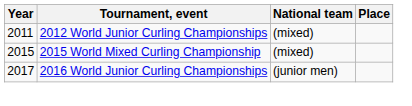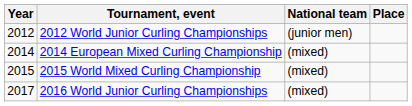(20, 33) 2011 -> (21, 33) 2012
(293, 33) (mixed) -> (320, 33) (junior men)
+ row: (161, 52)
(305, 71) (junior men) -> (308, 91) (mixed)
